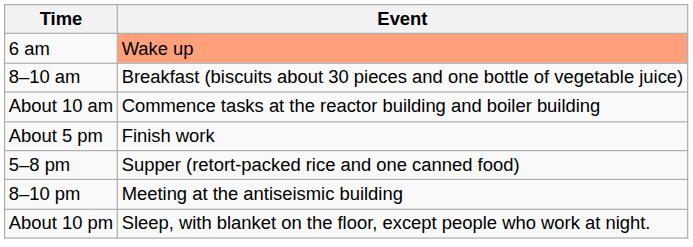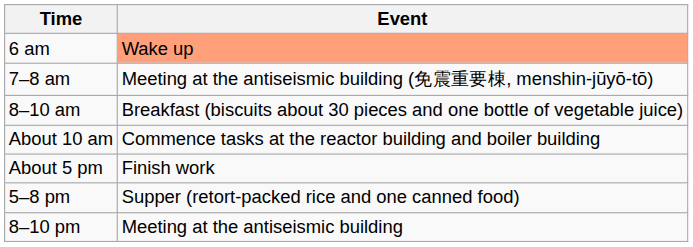+ row: (40, 79)
- row: (61, 223)
